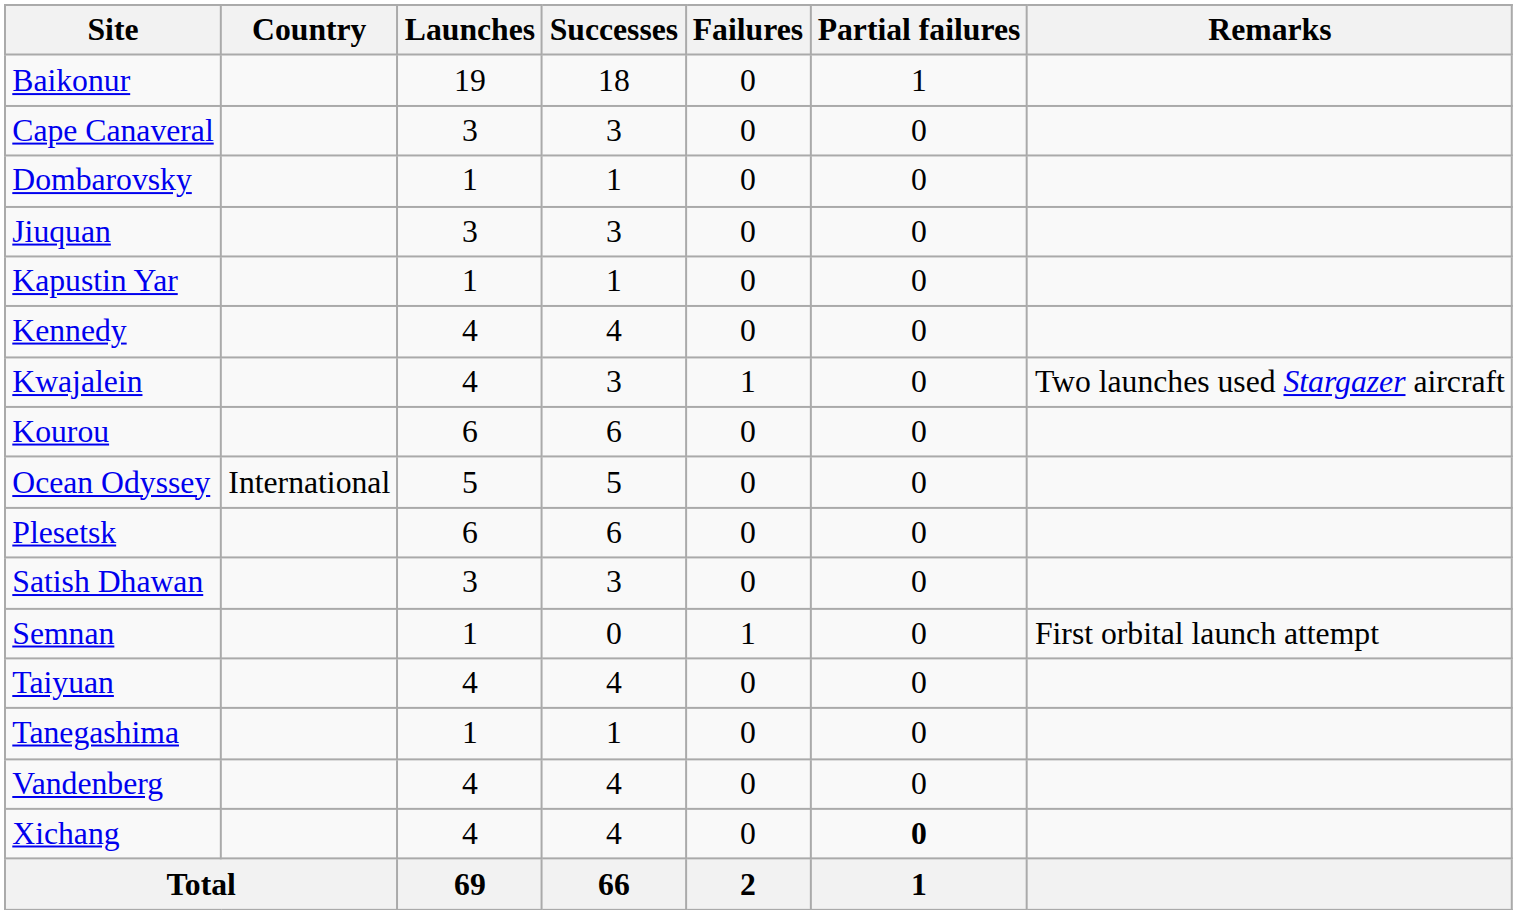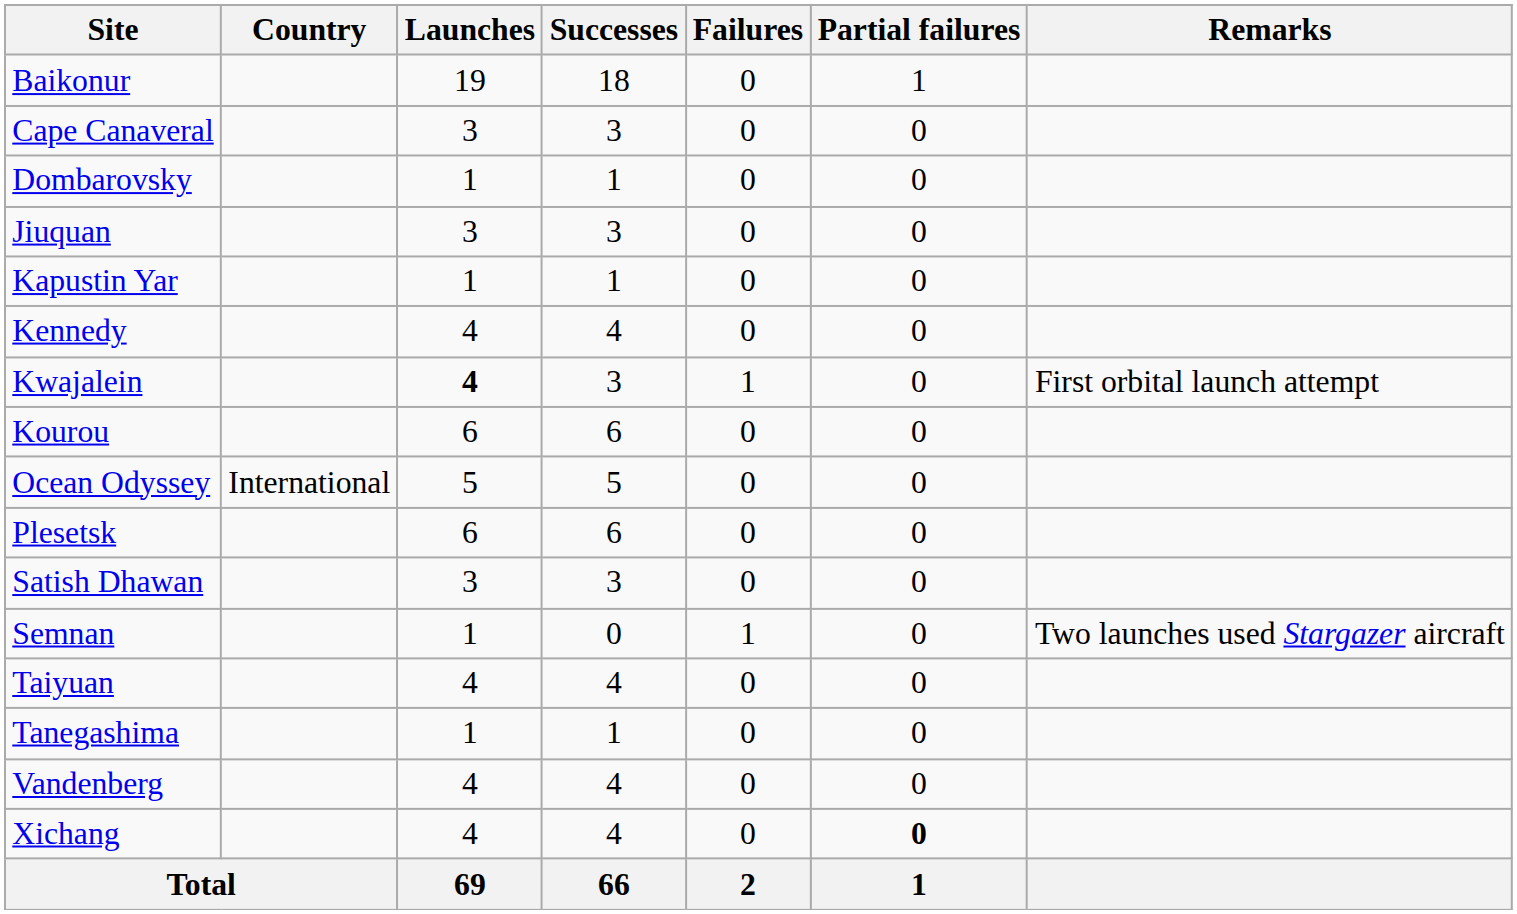(470, 381) normal -> (470, 381) bold
(1270, 381) Two launches used Stargazer aircraft -> (1207, 381) First orbital launch attempt
(1207, 632) First orbital launch attempt -> (1270, 632) Two launches used Stargazer aircraft
